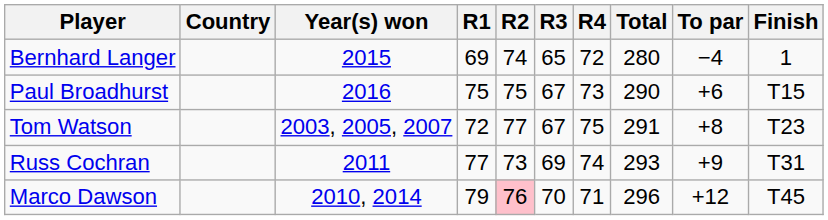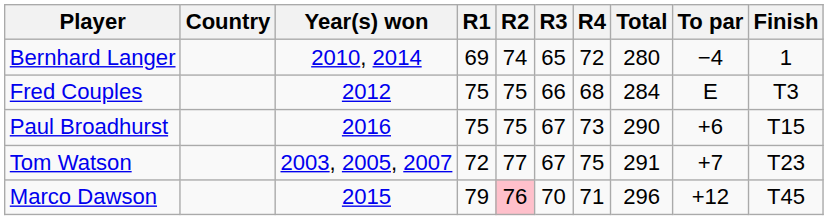(366, 57) 2015 -> (366, 57) 2010, 2014
+ row: (76, 92)
(710, 127) +8 -> (710, 162) +7
- row: (80, 162)
(366, 197) 2010, 2014 -> (366, 197) 2015
